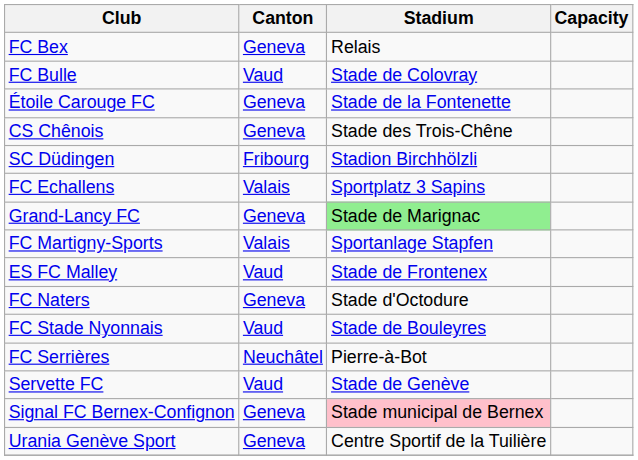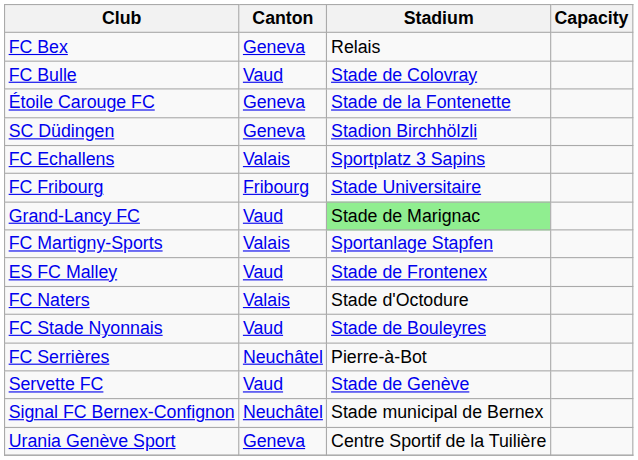- row: (56, 131)
(276, 159) Fribourg -> (274, 131) Geneva
+ row: (56, 187)
(274, 215) Geneva -> (263, 215) Vaud
(274, 300) Geneva -> (266, 300) Valais
(274, 412) Geneva -> (283, 412) Neuchâtel
(437, 412) pink background -> (437, 412) no background
